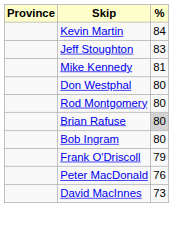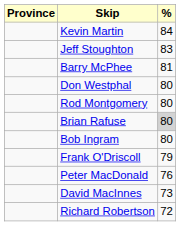+ row: (96, 67)
- row: (96, 67)
+ row: (108, 211)
